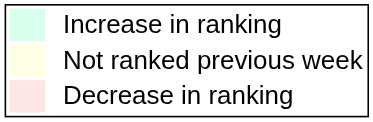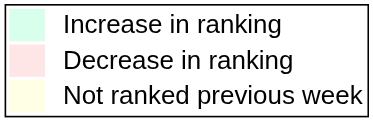rows swapped: (178, 96) <-> (213, 60)
